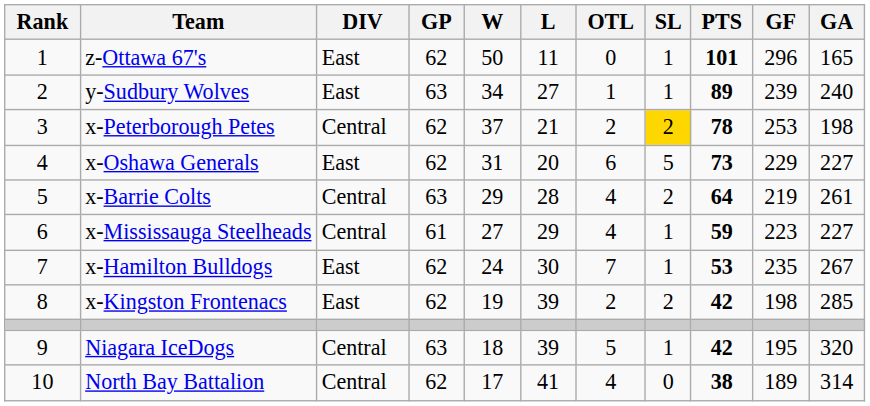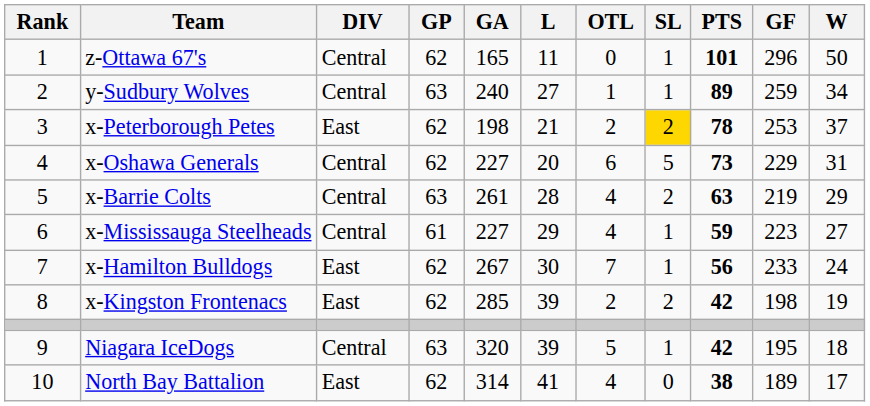columns swapped: (492, 22) <-> (837, 22)
(341, 57) East -> (354, 57) Central
(341, 92) East -> (354, 92) Central
(781, 92) 239 -> (781, 92) 259
(354, 127) Central -> (341, 127) East
(341, 162) East -> (354, 162) Central
(722, 197) 64 -> (722, 197) 63
(722, 267) 53 -> (722, 267) 56
(781, 267) 235 -> (781, 267) 233
(354, 382) Central -> (341, 382) East
